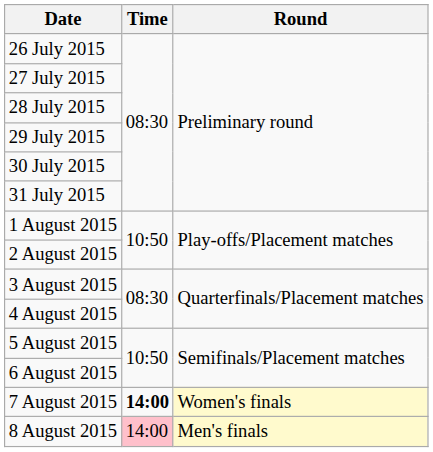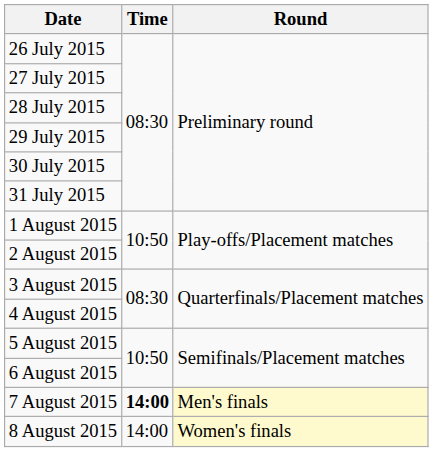(234, 401) Women's finals -> (223, 401) Men's finals
(147, 431) pink background -> (147, 431) no background
(223, 431) Men's finals -> (234, 431) Women's finals
